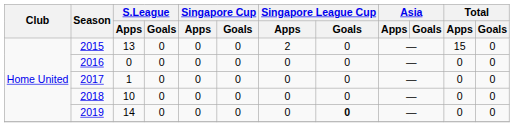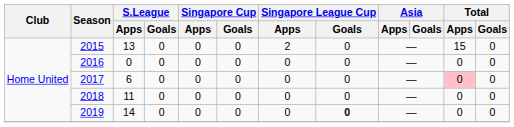(129, 79) 1 -> (129, 79) 6
(460, 79) no background -> (460, 79) pink background
(129, 96) 10 -> (129, 96) 11
